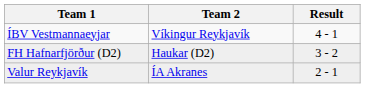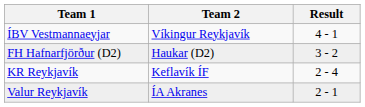+ row: (43, 72)
